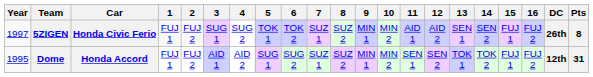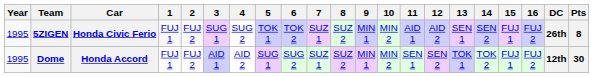(18, 33) 1997 -> (18, 33) 1995
(579, 60) 31 -> (579, 60) 30
